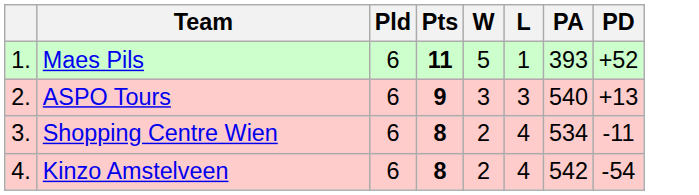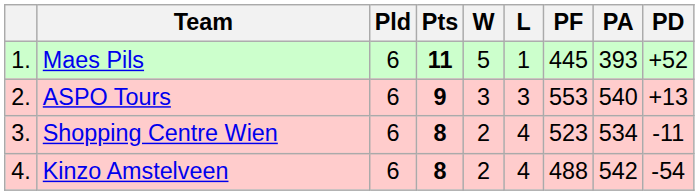+ column: (568, 23)
